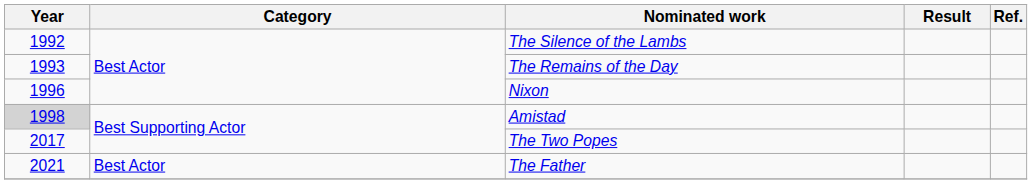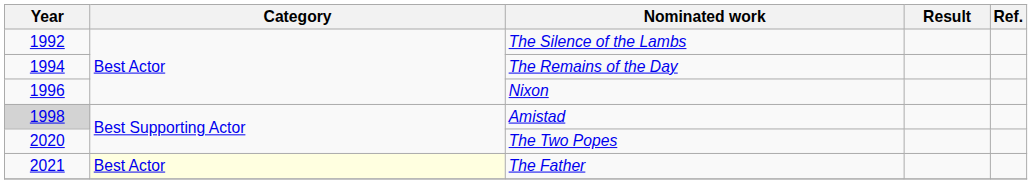(47, 66) 1993 -> (47, 66) 1994
(47, 141) 2017 -> (47, 141) 2020
(129, 166) no background -> (129, 166) lightyellow background
